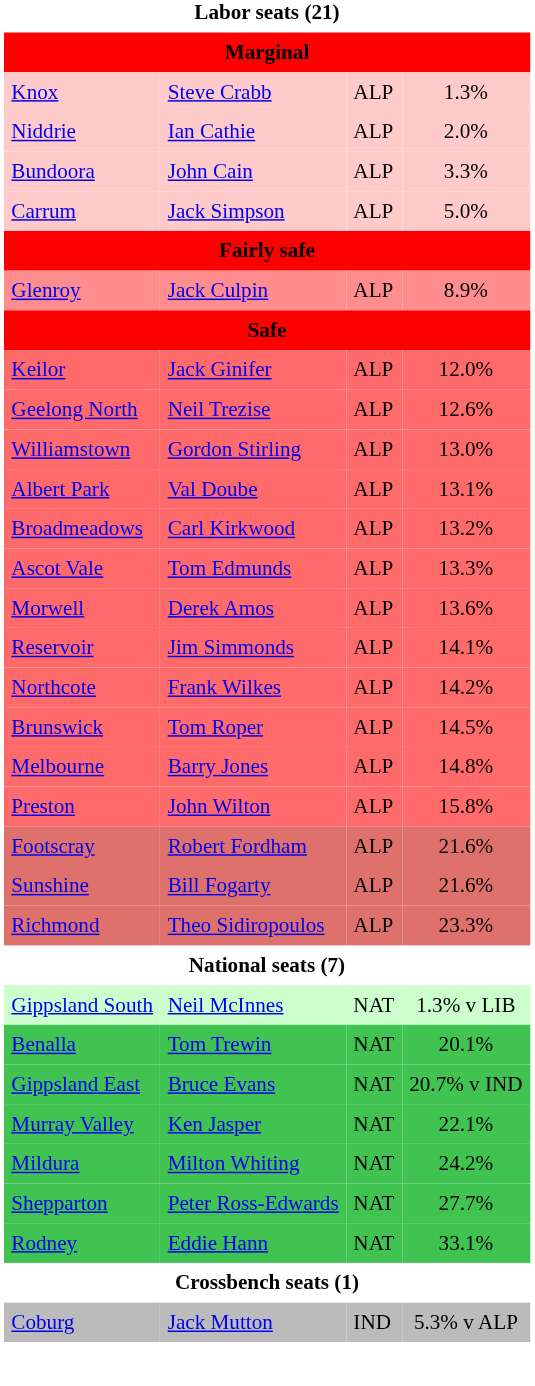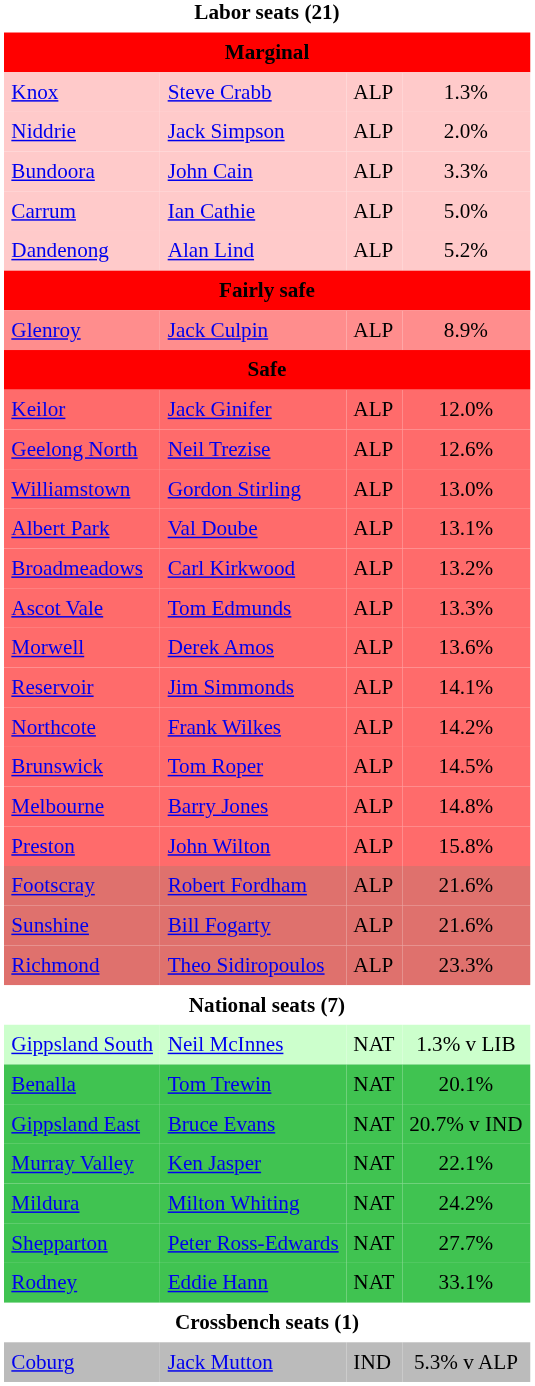(211, 131) Ian Cathie -> (226, 131) Jack Simpson
(226, 210) Jack Simpson -> (211, 210) Ian Cathie
+ row: (60, 250)
